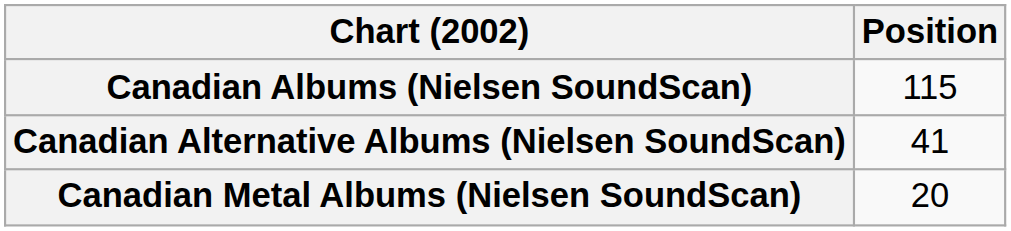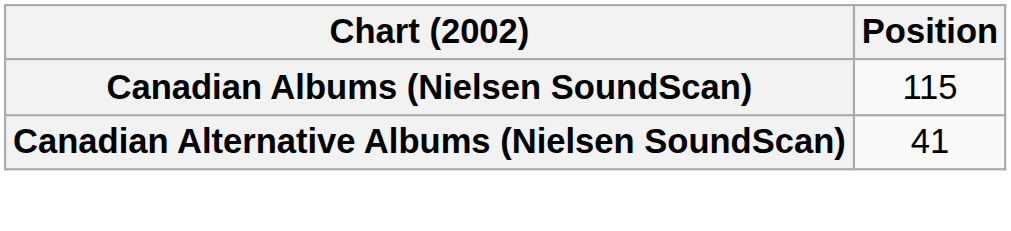- row: (429, 196)
